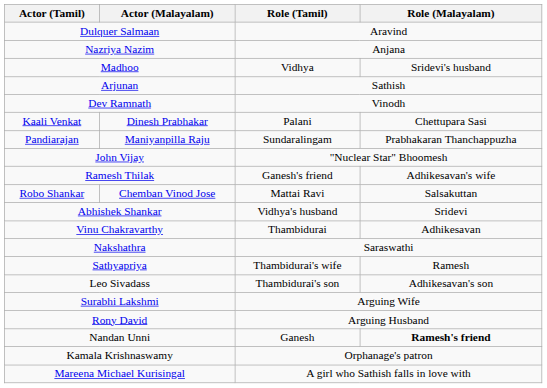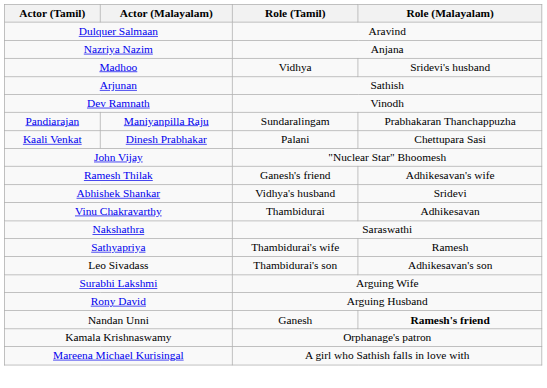rows swapped: (52, 139) <-> (52, 121)
- row: (52, 193)
